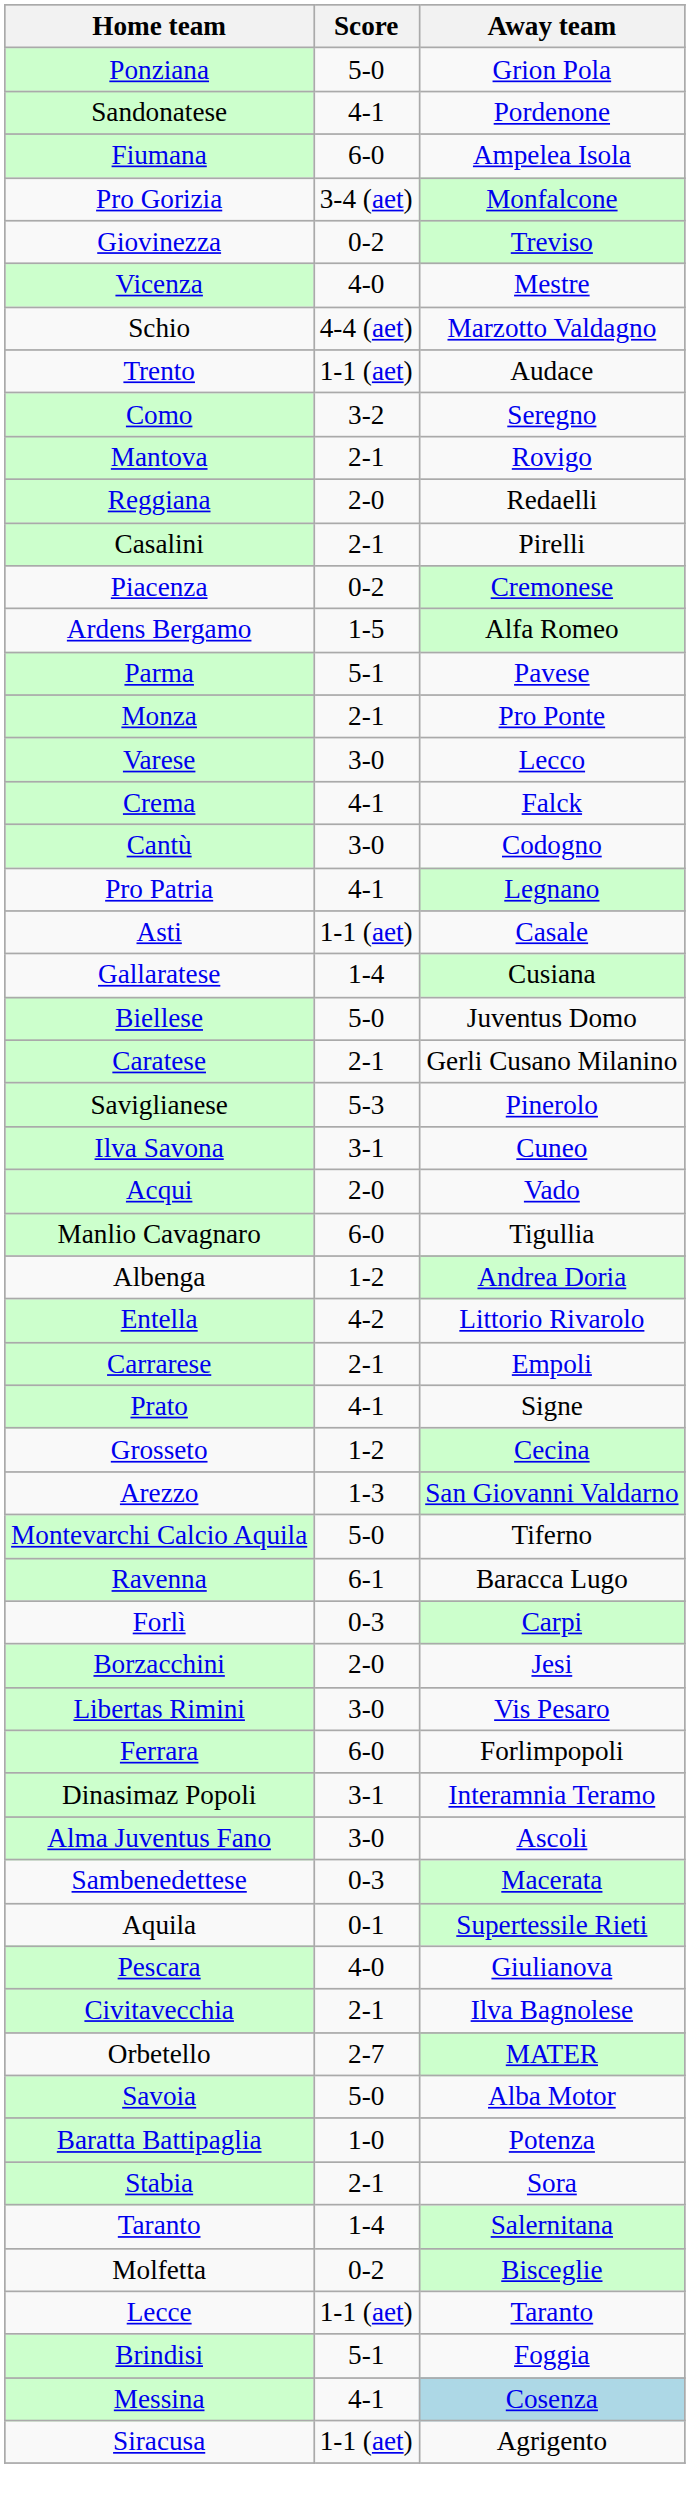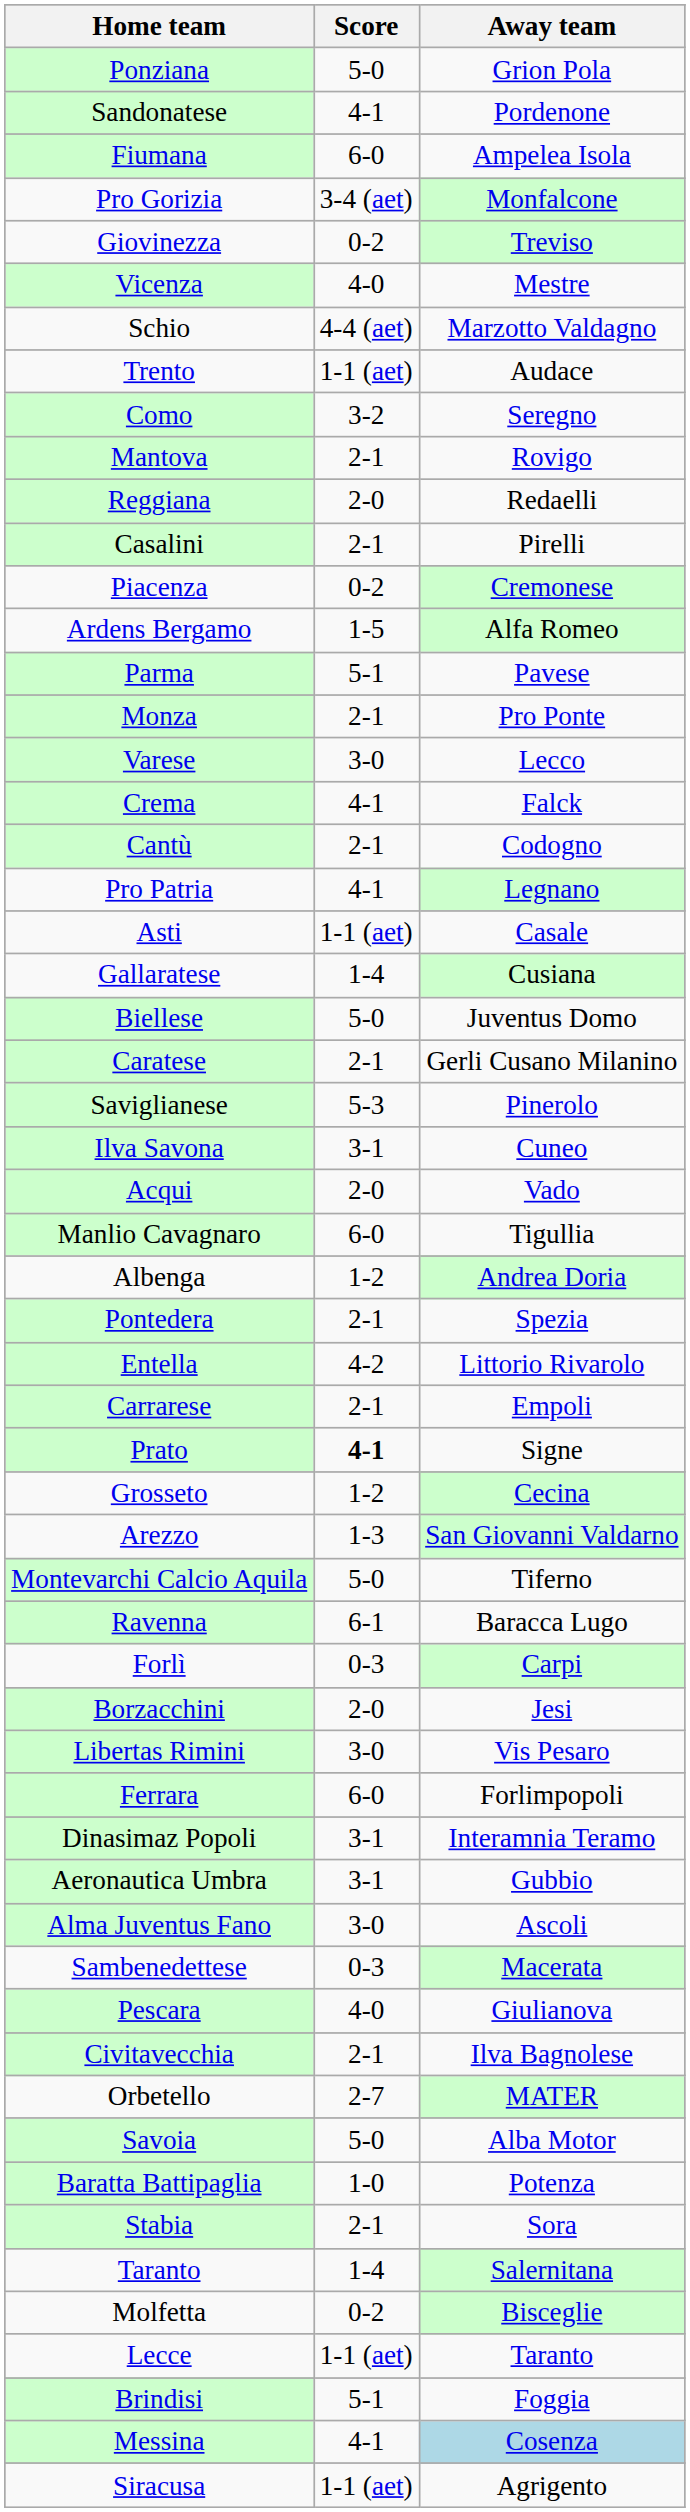(366, 845) 3-0 -> (366, 845) 2-1
+ row: (159, 1320)
(366, 1406) normal -> (366, 1449) bold
+ row: (159, 1880)
- row: (159, 1924)
